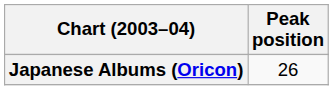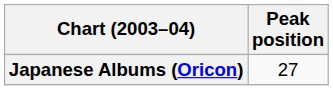(288, 69) 26 -> (288, 69) 27
